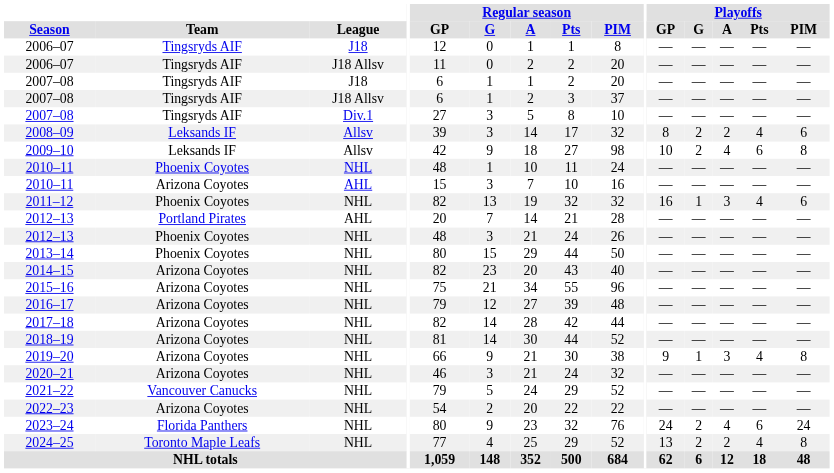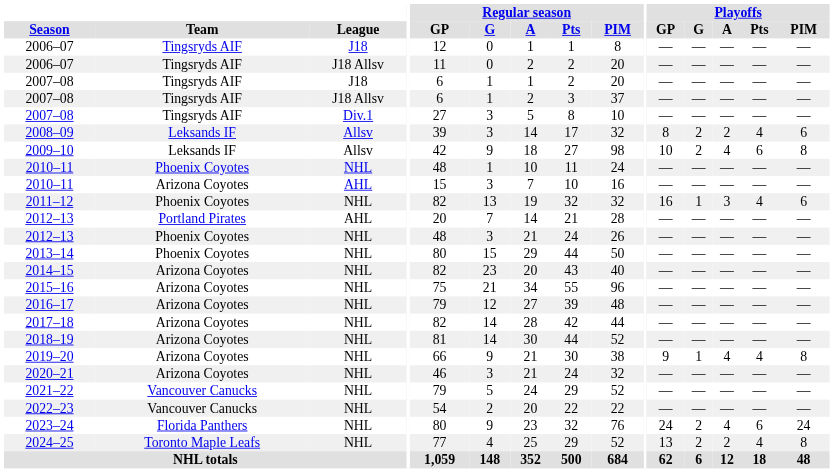(727, 356) 3 -> (727, 356) 4
(202, 408) Arizona Coyotes -> (202, 408) Vancouver Canucks
